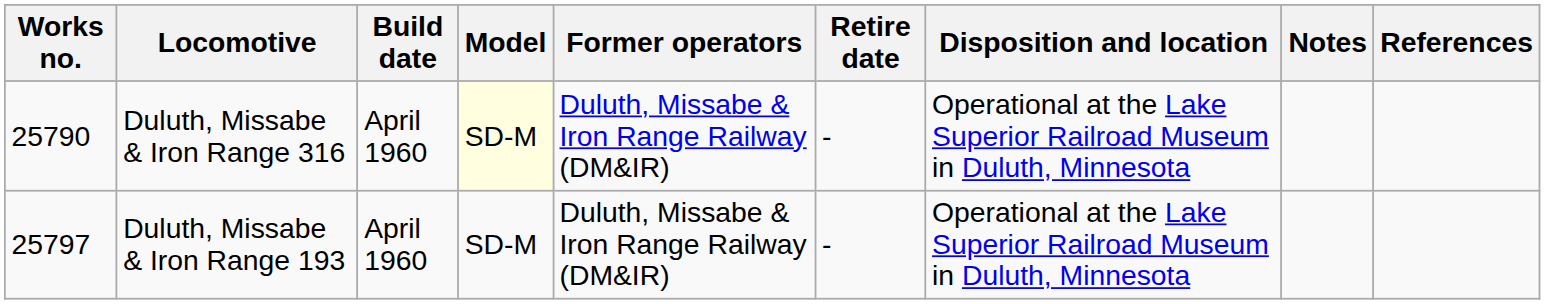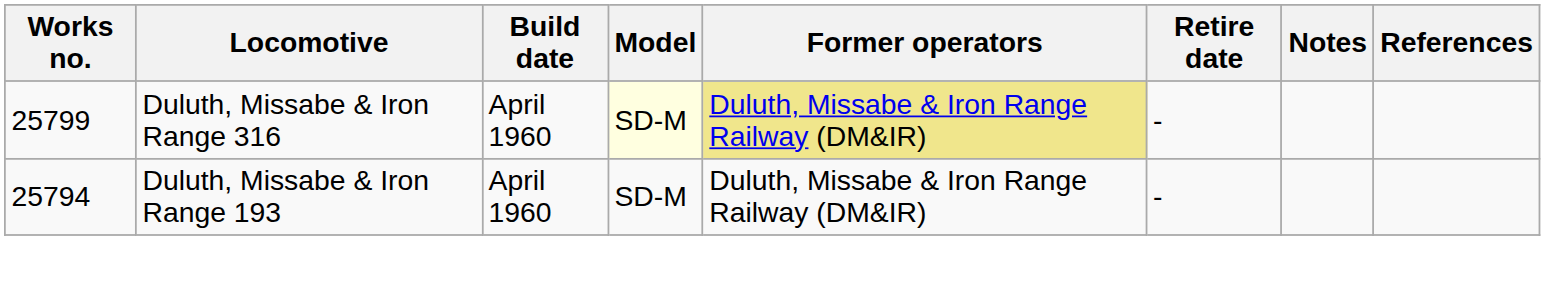- column: (1104, 42)
(51, 135) 25790 -> (51, 119) 25799
(683, 135) no background -> (898, 119) khaki background
(51, 244) 25797 -> (51, 196) 25794
